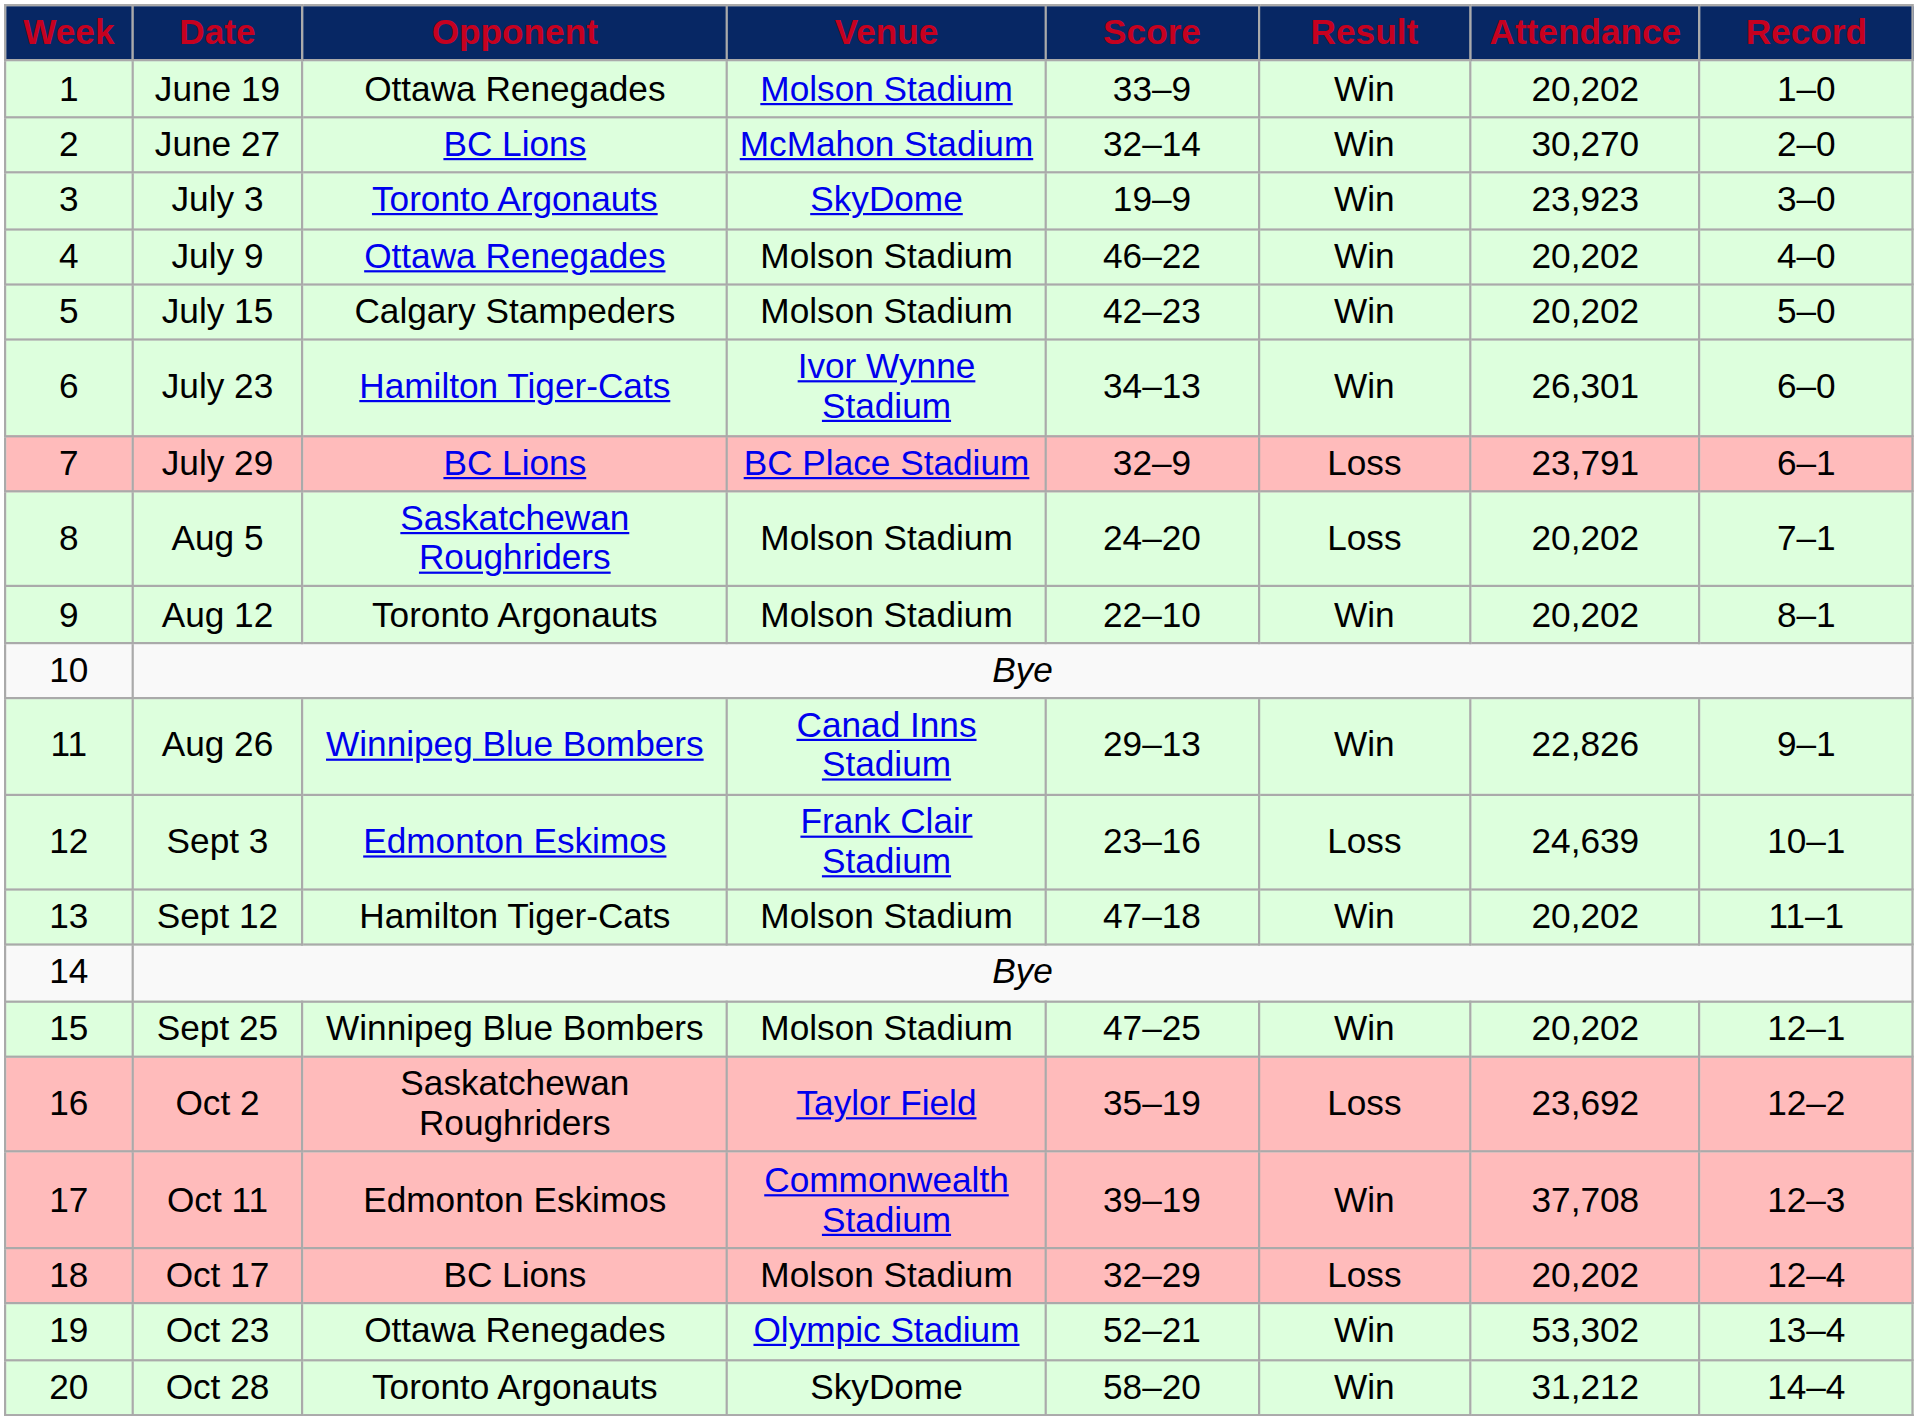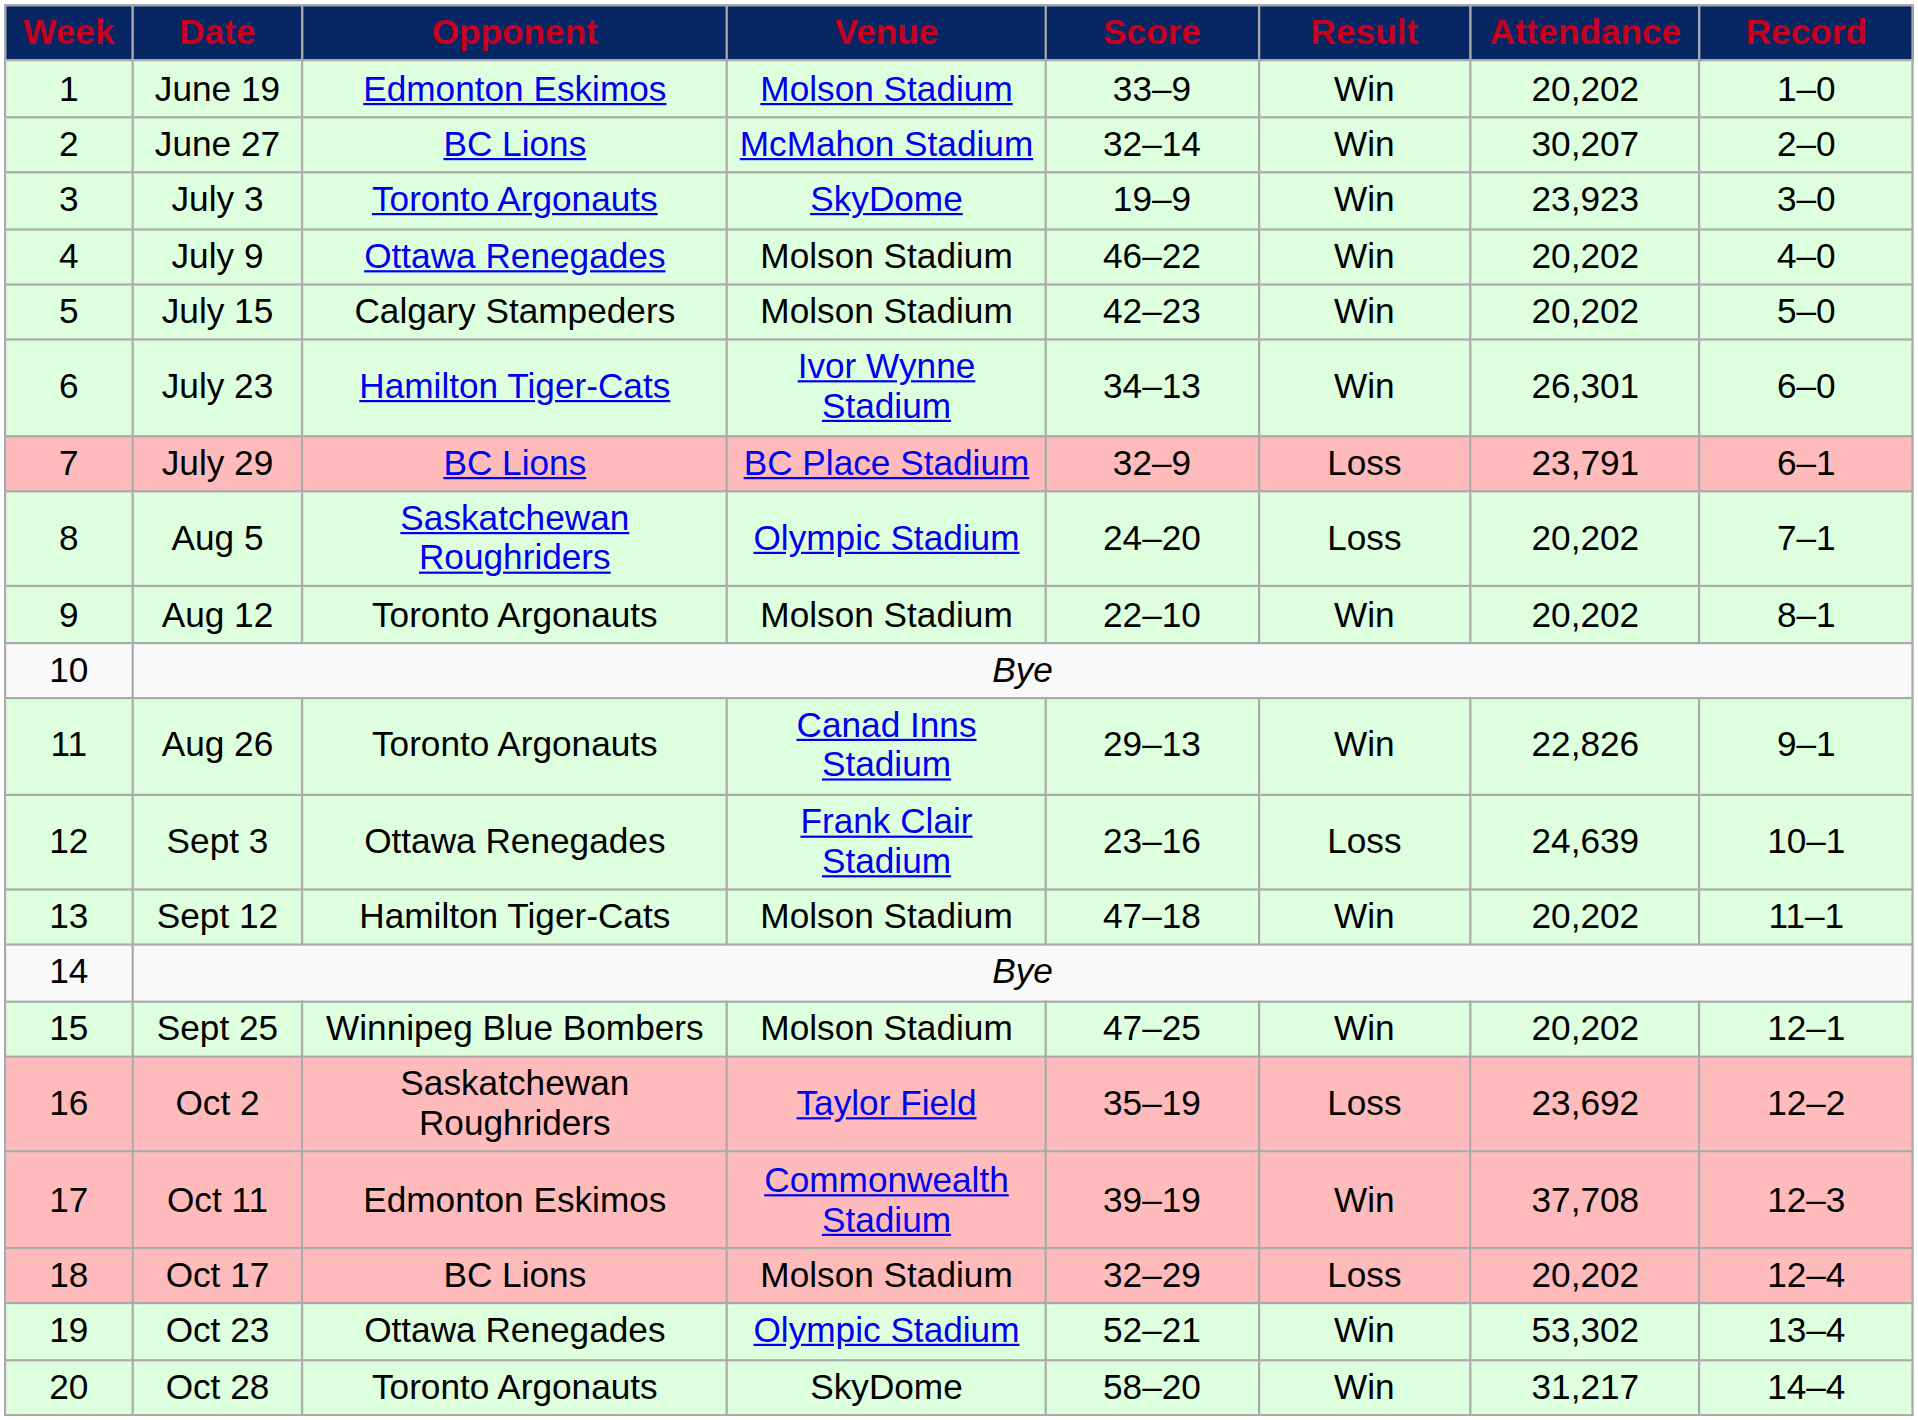(515, 88) Ottawa Renegades -> (515, 88) Edmonton Eskimos
(1585, 144) 30,270 -> (1585, 144) 30,207
(887, 538) Molson Stadium -> (886, 538) Olympic Stadium
(515, 745) Winnipeg Blue Bombers -> (515, 745) Toronto Argonauts
(515, 840) Edmonton Eskimos -> (515, 840) Ottawa Renegades
(1585, 1386) 31,212 -> (1585, 1386) 31,217
